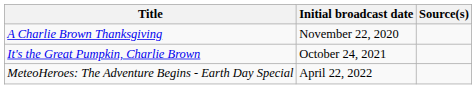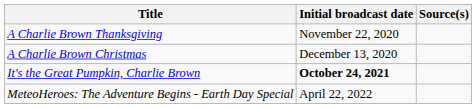+ row: (77, 53)
(343, 53) normal -> (344, 73) bold
